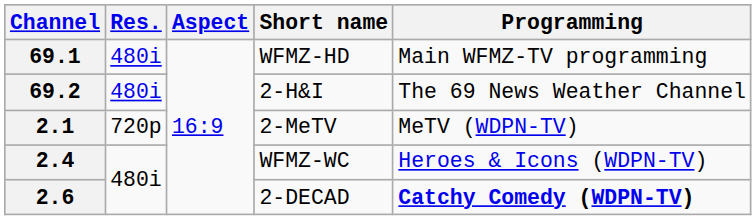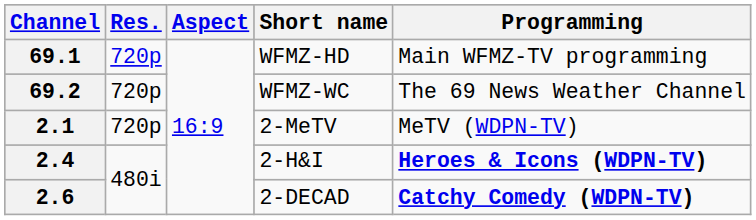(136, 57) 480i -> (136, 57) 720p
(136, 92) 480i -> (136, 92) 720p
(292, 92) 2-H&I -> (304, 92) WFMZ-WC
(304, 162) WFMZ-WC -> (292, 162) 2-H&I
(553, 162) normal -> (553, 162) bold
